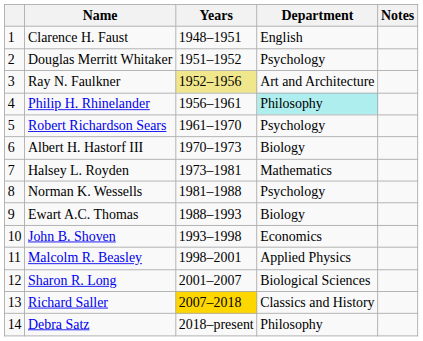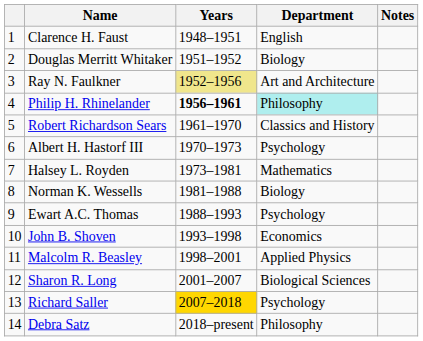(293, 59) Psychology -> (283, 59) Biology
(210, 103) normal -> (210, 103) bold
(293, 125) Psychology -> (317, 125) Classics and History
(283, 147) Biology -> (293, 147) Psychology
(293, 192) Psychology -> (283, 192) Biology
(283, 214) Biology -> (293, 214) Psychology
(317, 302) Classics and History -> (293, 302) Psychology
